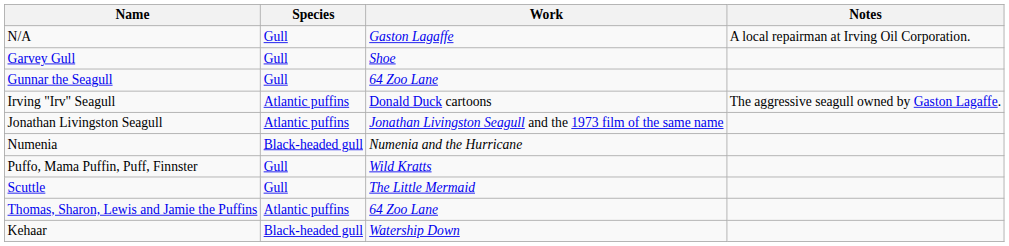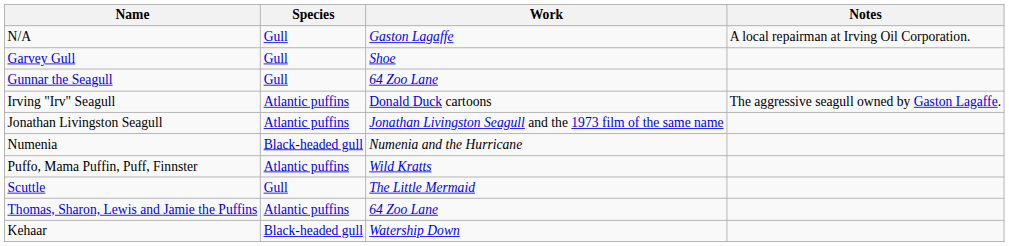(276, 166) Gull -> (306, 166) Atlantic puffins
